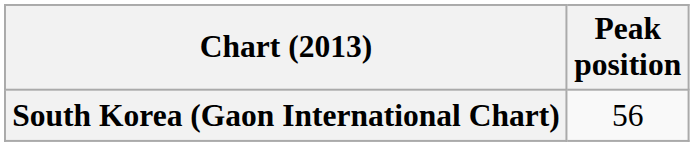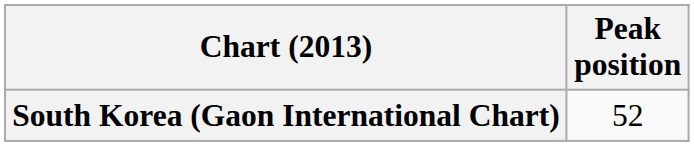(628, 114) 56 -> (628, 114) 52
